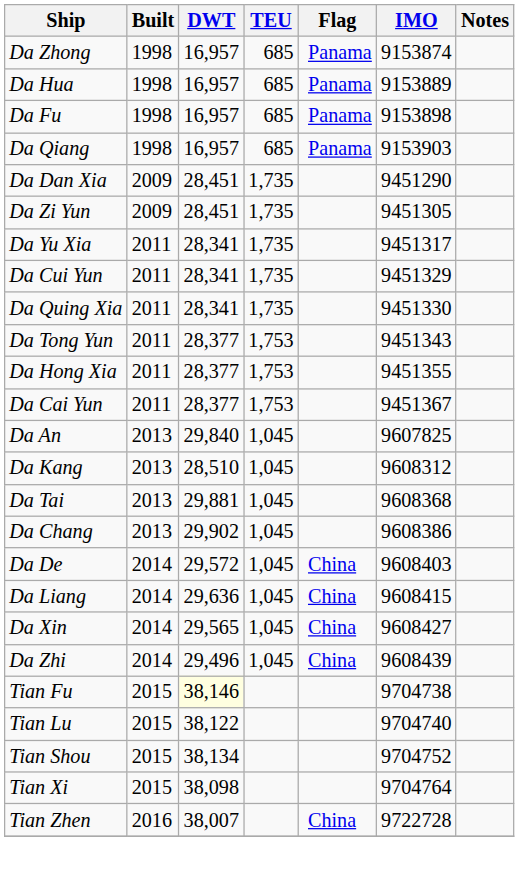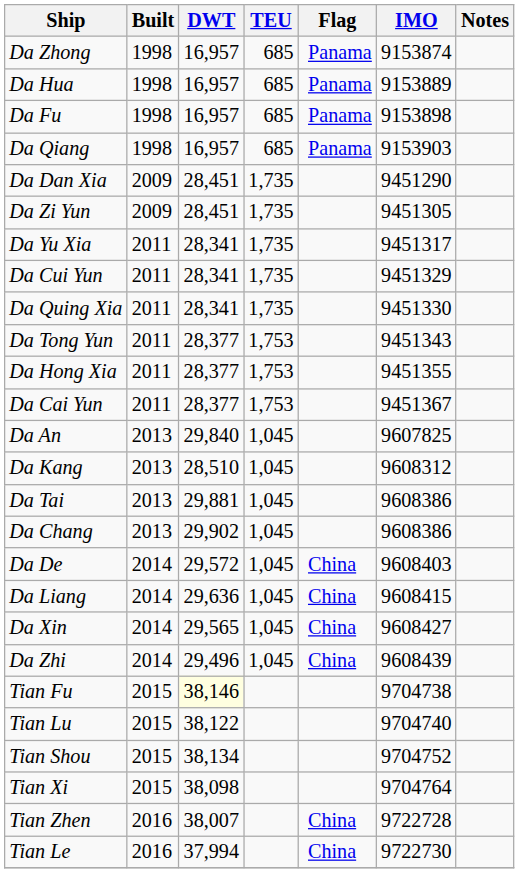(416, 500) 9608368 -> (416, 500) 9608386
+ row: (40, 851)
